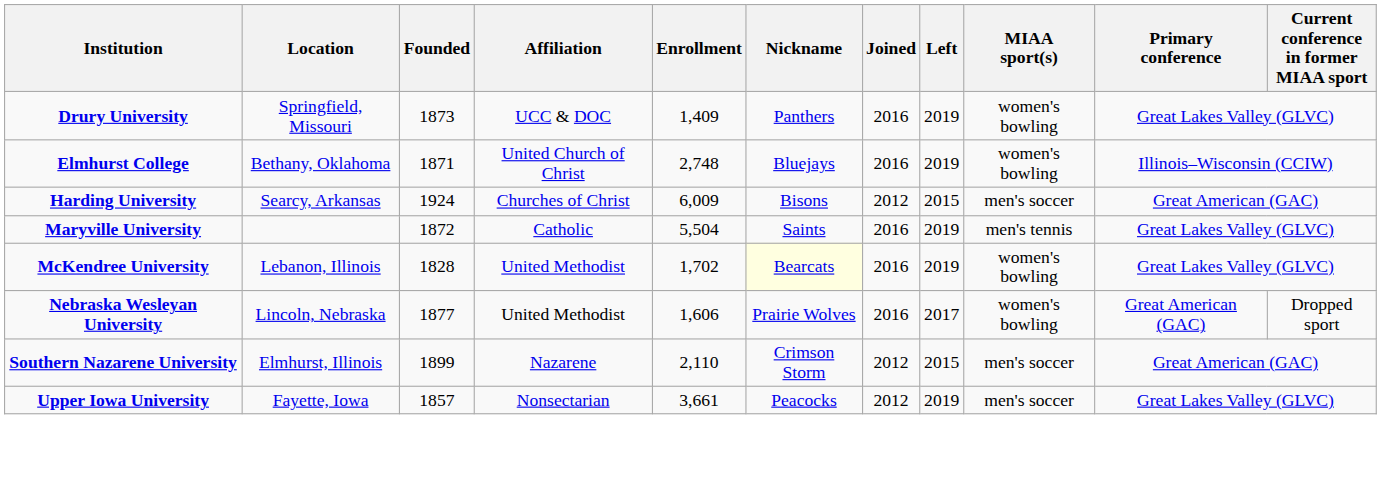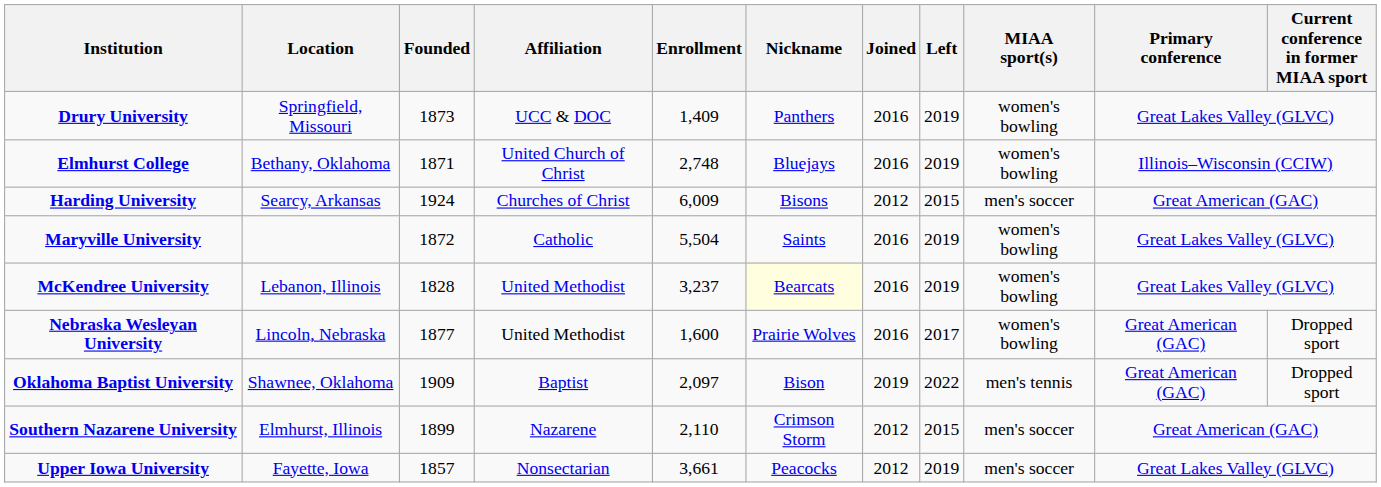(1029, 229) men's tennis -> (1029, 239) women's bowling
(699, 266) 1,702 -> (699, 286) 3,237
(699, 314) 1,606 -> (699, 334) 1,600
+ row: (123, 382)
